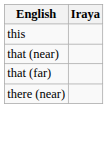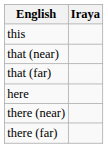+ row: (18, 93)
+ row: (32, 133)
